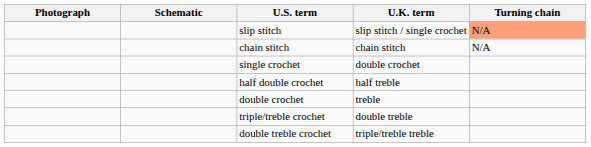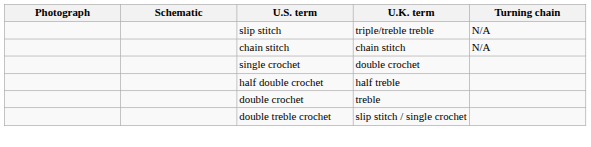(411, 30) slip stitch / single crochet -> (395, 30) triple/treble treble
(481, 30) lightsalmon background -> (481, 30) no background
- row: (282, 116)
(395, 133) triple/treble treble -> (411, 116) slip stitch / single crochet
